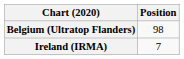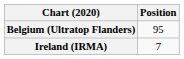(158, 29) 98 -> (158, 29) 95
